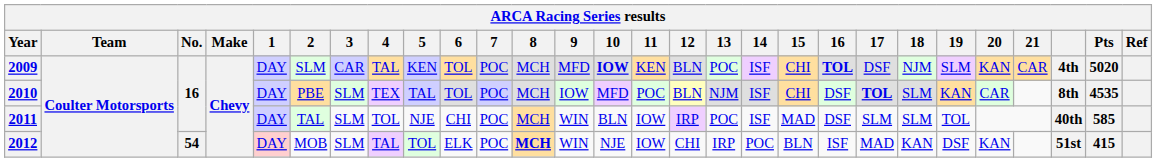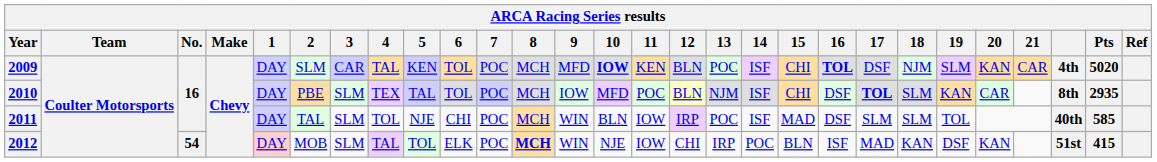(1104, 93) 4535 -> (1104, 93) 2935
